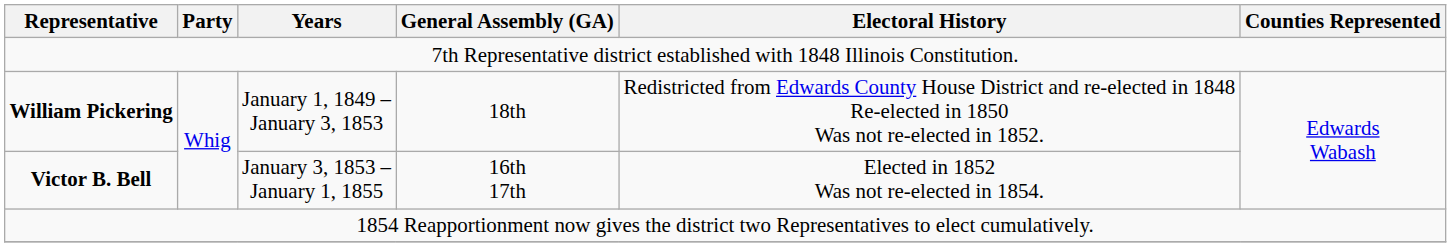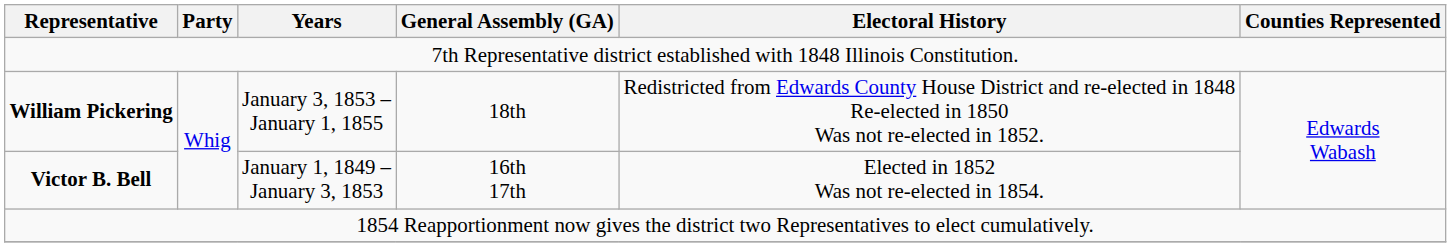(317, 111) January 1, 1849 – January 3, 1853 -> (317, 111) January 3, 1853 – January 1, 1855
(317, 179) January 3, 1853 – January 1, 1855 -> (317, 179) January 1, 1849 – January 3, 1853
